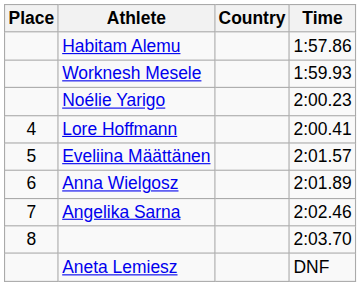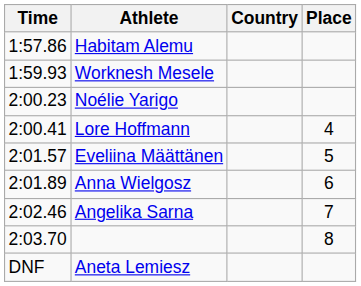columns swapped: (31, 18) <-> (323, 18)
